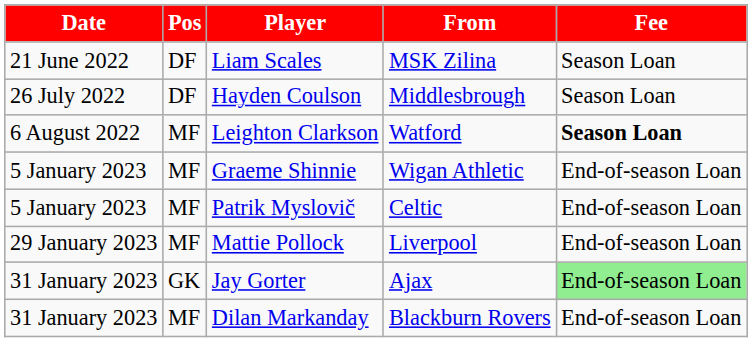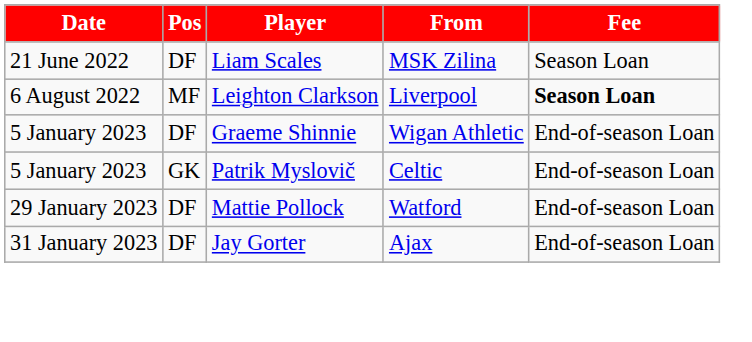- row: (287, 96)
(425, 133) Watford -> (433, 96) Liverpool
(184, 170) MF -> (182, 133) DF
(184, 207) MF -> (184, 170) GK
(184, 244) MF -> (182, 207) DF
(433, 244) Liverpool -> (425, 207) Watford
(184, 280) GK -> (182, 244) DF
(651, 280) lightgreen background -> (624, 244) no background
- row: (290, 317)
